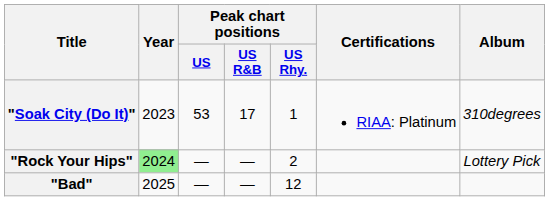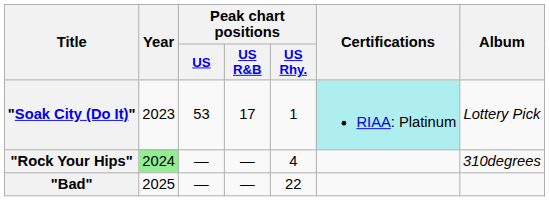(388, 123) no background -> (388, 123) paleturquoise background
(502, 114) 310degrees -> (502, 114) Lottery Pick
(293, 161) 2 -> (293, 161) 4
(502, 161) Lottery Pick -> (502, 161) 310degrees
(293, 184) 12 -> (293, 184) 22
